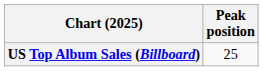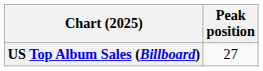(231, 54) 25 -> (231, 54) 27
